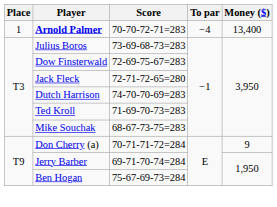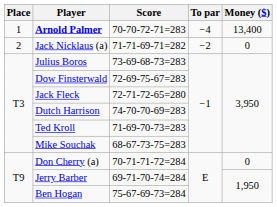+ row: (71, 45)
(247, 144) 9 -> (247, 161) 0
